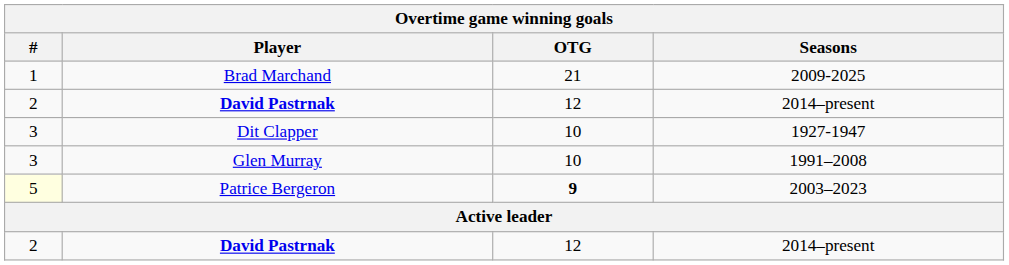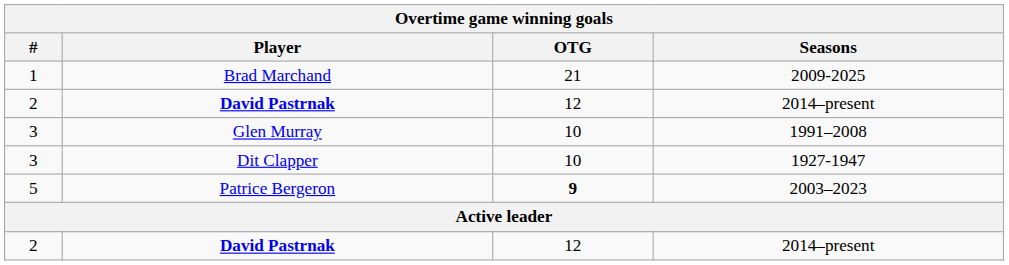rows swapped: (277, 132) <-> (277, 160)
(33, 188) lightyellow background -> (33, 188) no background
